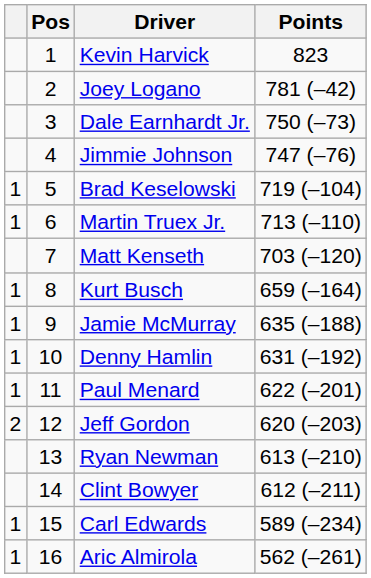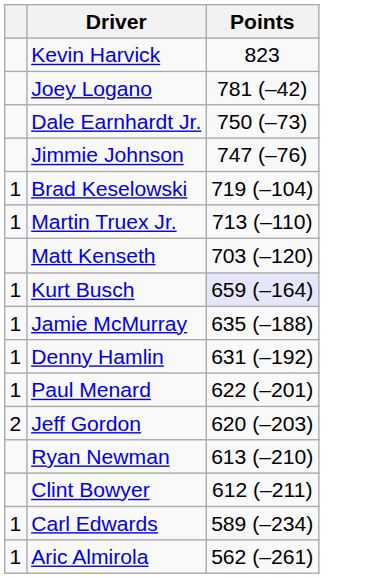- column: (51, 22)
(311, 289) no background -> (262, 289) lavender background
